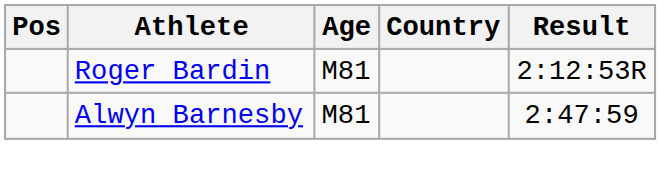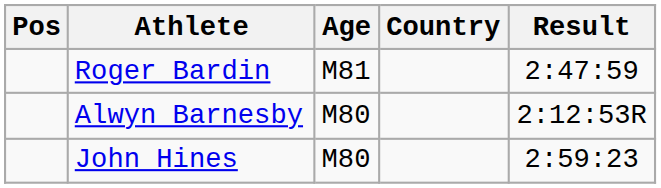(582, 71) 2:12:53R -> (582, 71) 2:47:59
(346, 116) M81 -> (346, 116) M80
(582, 116) 2:47:59 -> (582, 116) 2:12:53R
+ row: (156, 160)
